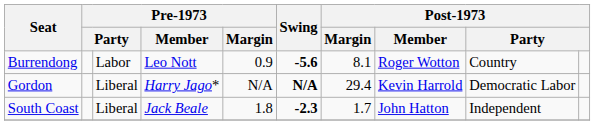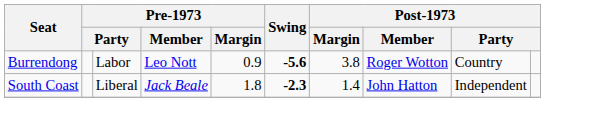(362, 62) 8.1 -> (351, 62) 3.8
- row: (30, 85)
(362, 108) 1.7 -> (351, 85) 1.4
